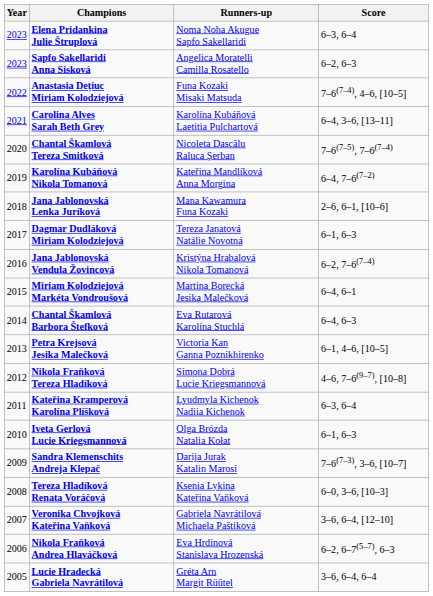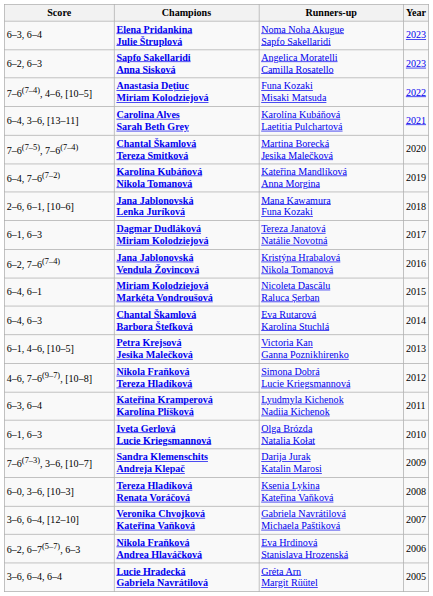columns swapped: (17, 13) <-> (374, 13)
(211, 149) Nicoleta Dascălu Raluca Șerban -> (297, 149) Martina Borecká Jesika Malečková
(212, 292) Martina Borecká Jesika Malečková -> (296, 292) Nicoleta Dascălu Raluca Șerban
